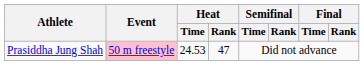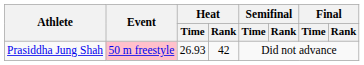(193, 51) 24.53 -> (193, 51) 26.93
(224, 51) 47 -> (224, 51) 42
